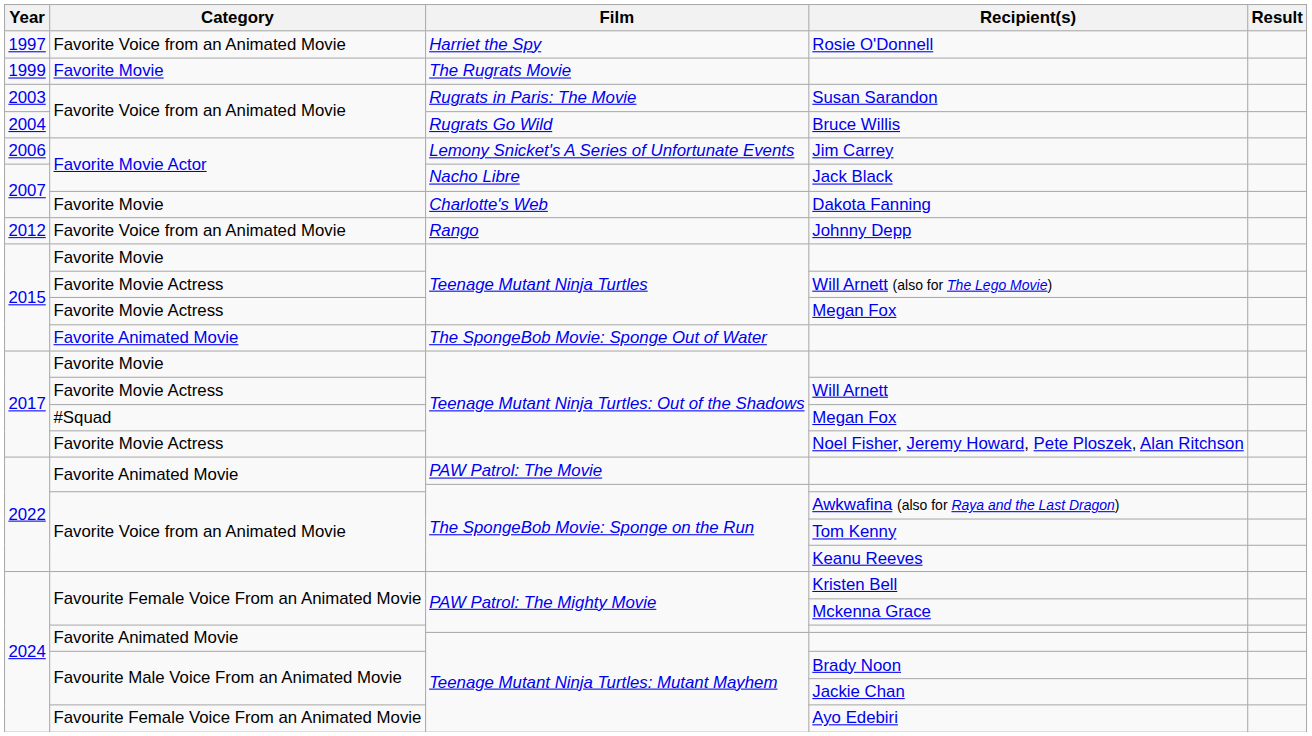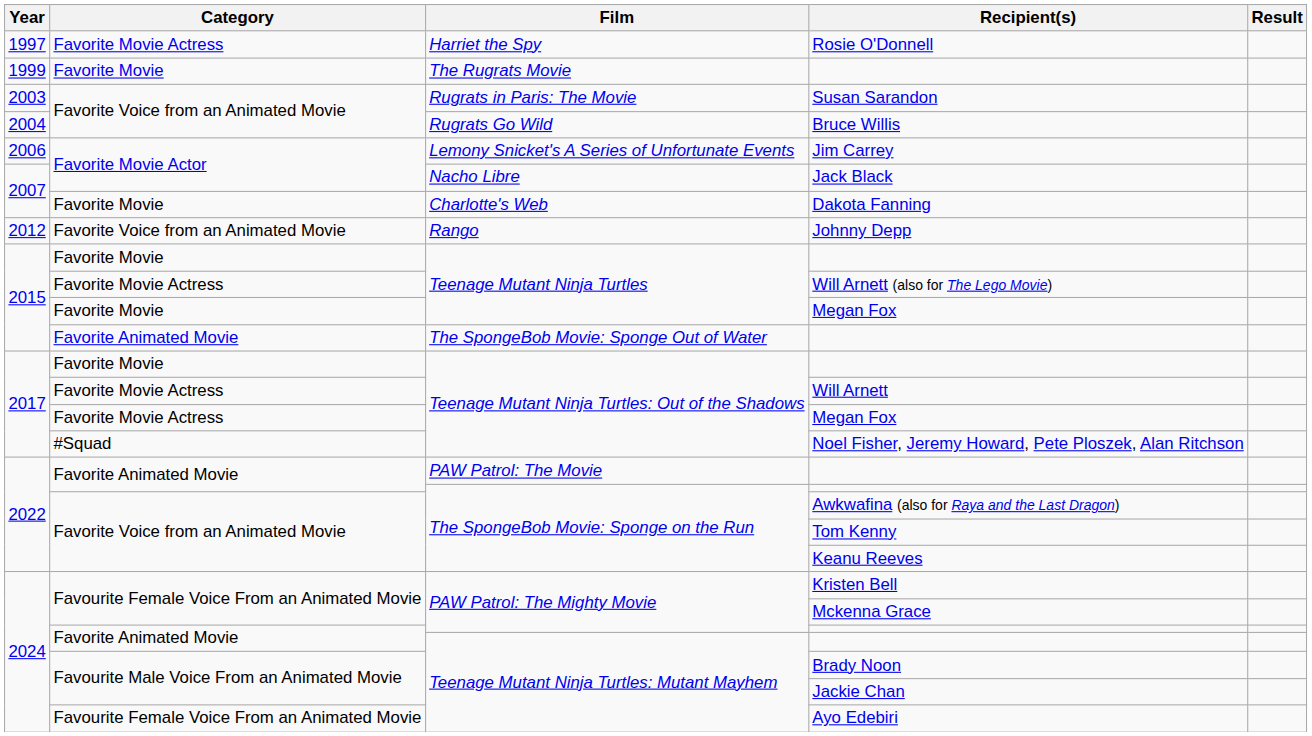(200, 44) Favorite Voice from an Animated Movie -> (138, 44) Favorite Movie Actress
(138, 310) Favorite Movie Actress -> (109, 310) Favorite Movie
(82, 417) #Squad -> (138, 417) Favorite Movie Actress
(138, 444) Favorite Movie Actress -> (82, 444) #Squad
